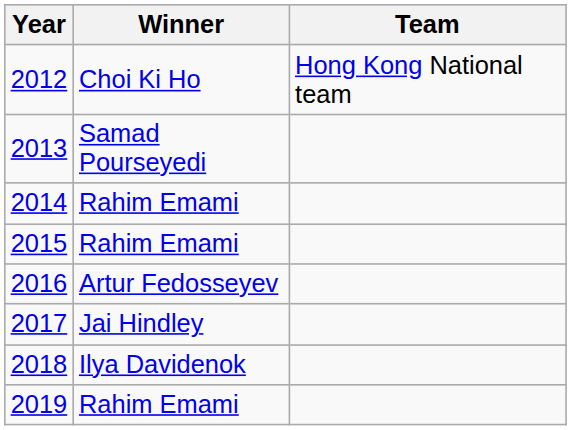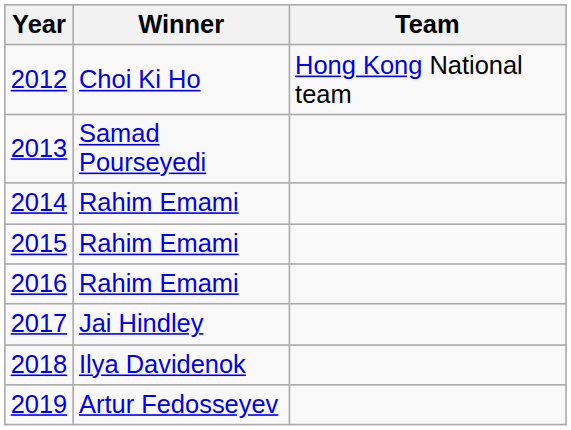(179, 283) Artur Fedosseyev -> (159, 283) Rahim Emami
(159, 404) Rahim Emami -> (179, 404) Artur Fedosseyev
